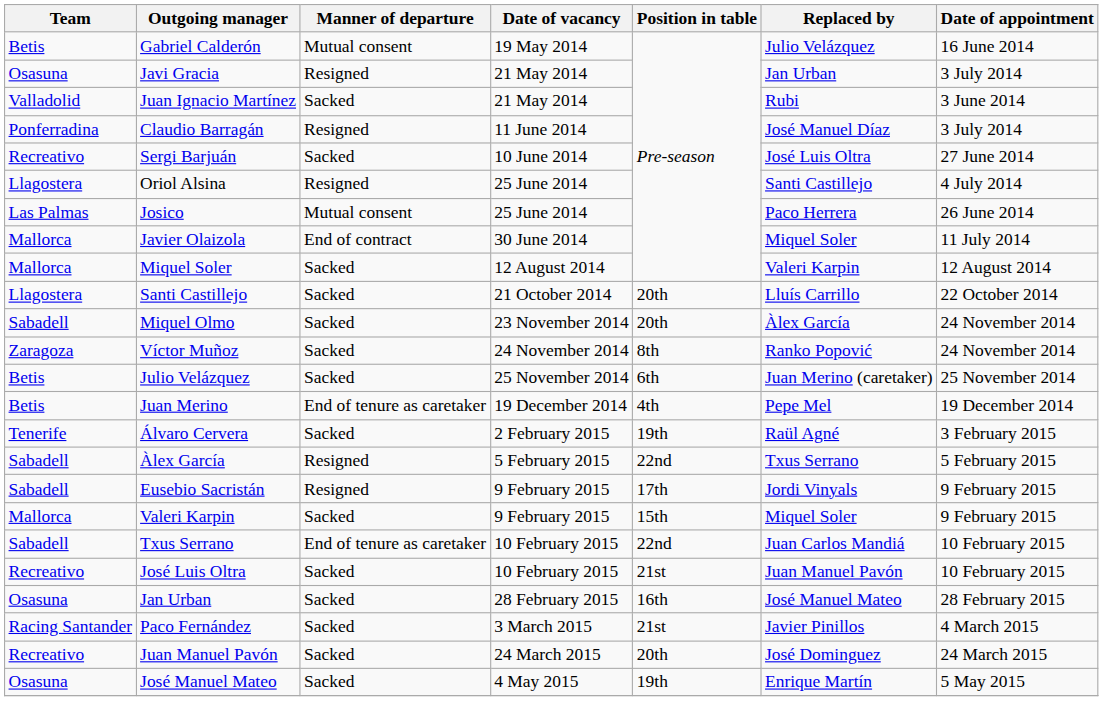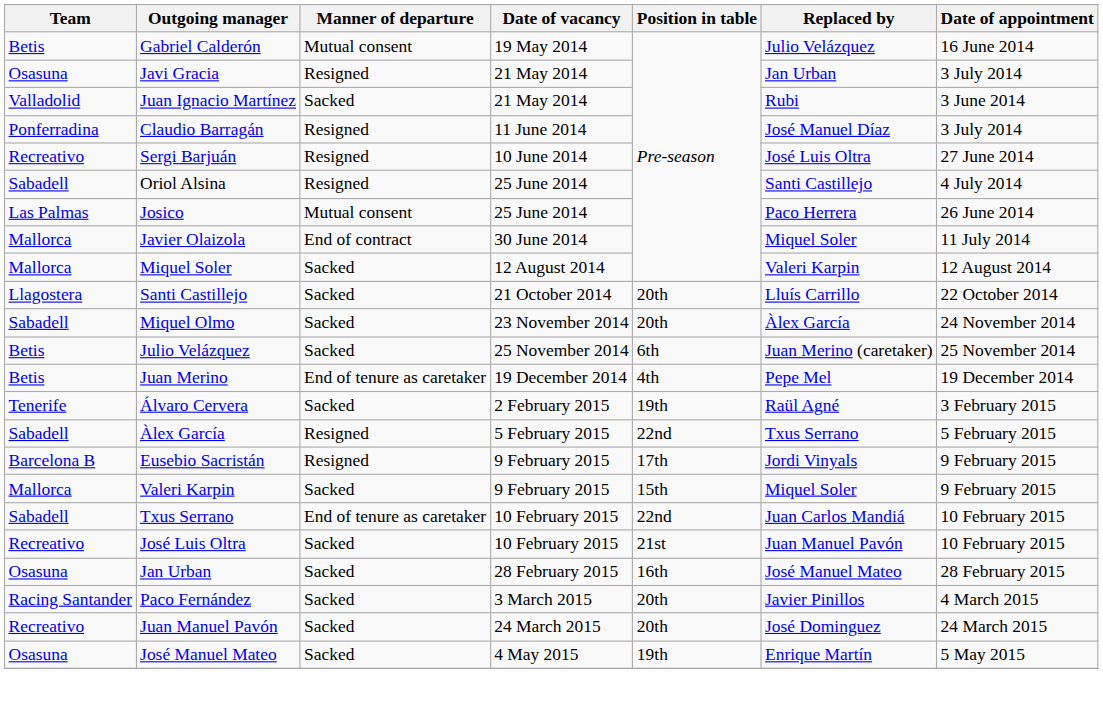(329, 156) Sacked -> (337, 156) Resigned
(45, 184) Llagostera -> (39, 184) Sabadell
- row: (189, 350)
(39, 488) Sabadell -> (52, 460) Barcelona B
(651, 626) 21st -> (652, 599) 20th
